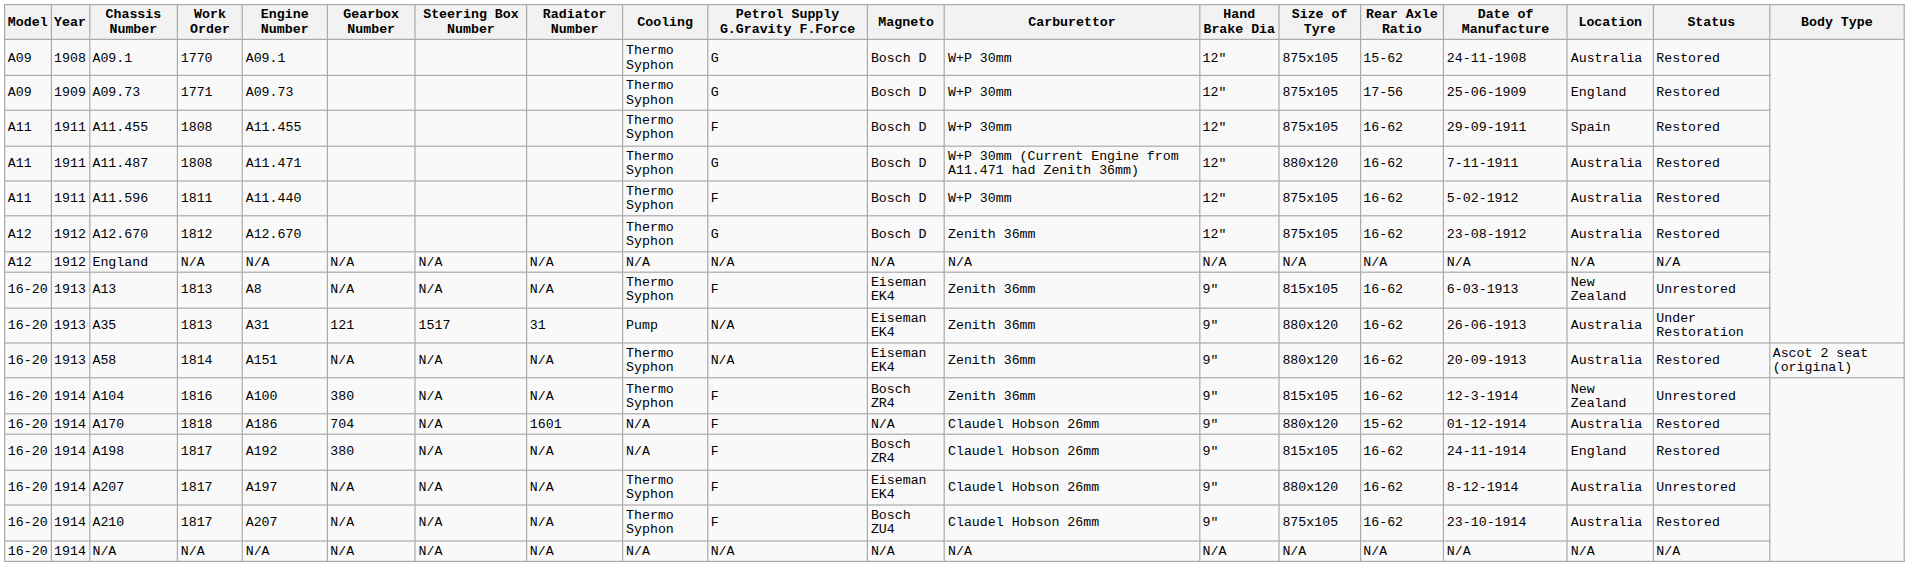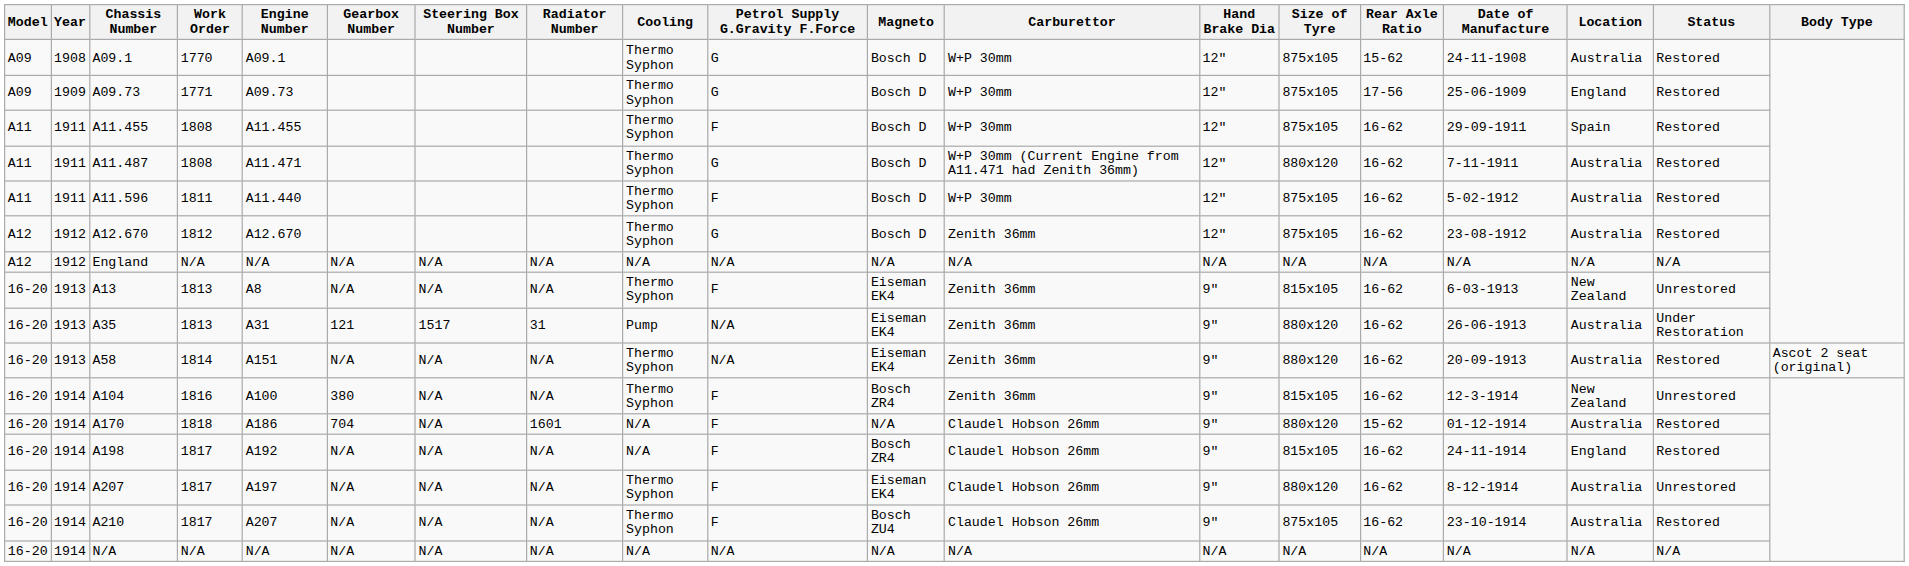(342, 452) 380 -> (342, 452) N/A
